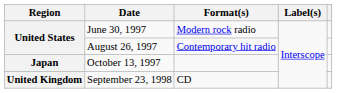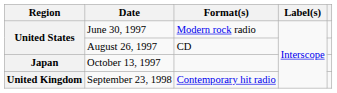(226, 46) Contemporary hit radio -> (184, 46) CD
(184, 79) CD -> (226, 79) Contemporary hit radio
